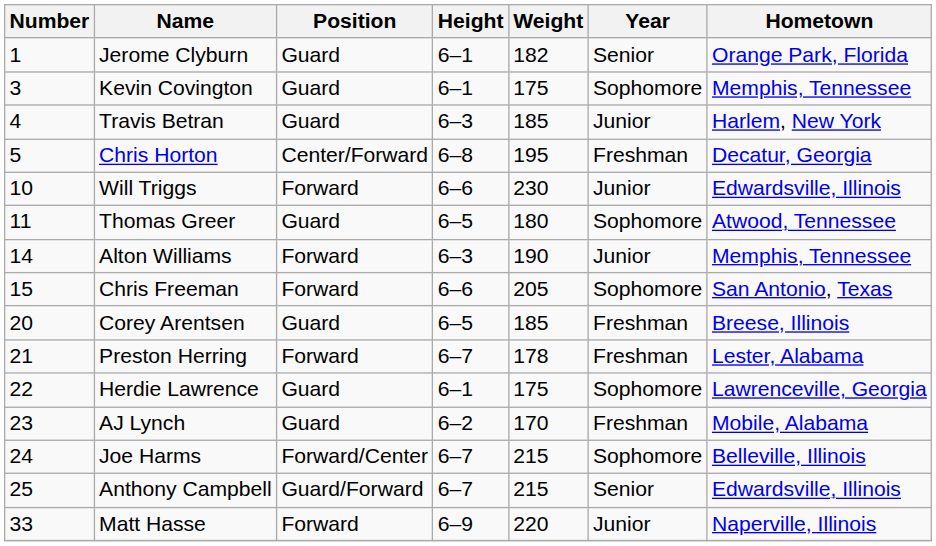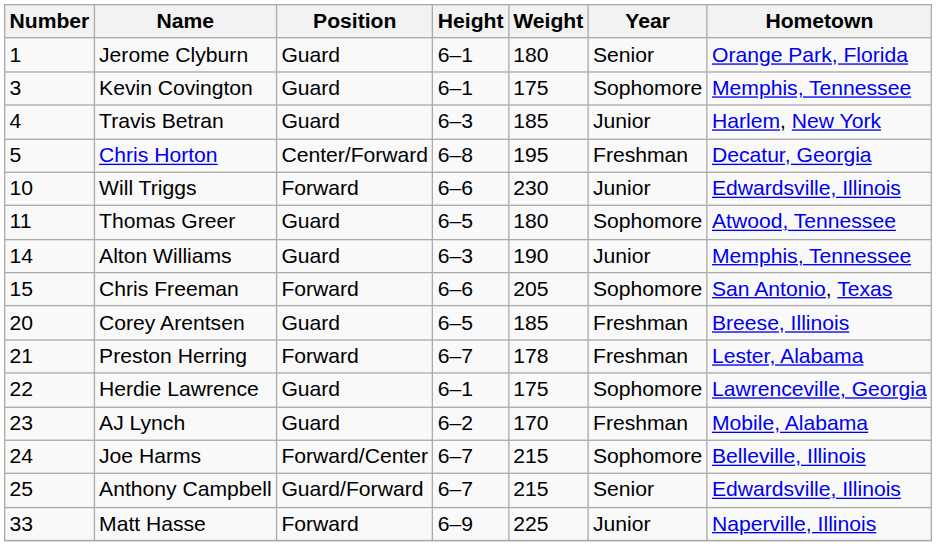(531, 54) 182 -> (531, 54) 180
(320, 255) Forward -> (311, 255) Guard
(531, 523) 220 -> (531, 523) 225
